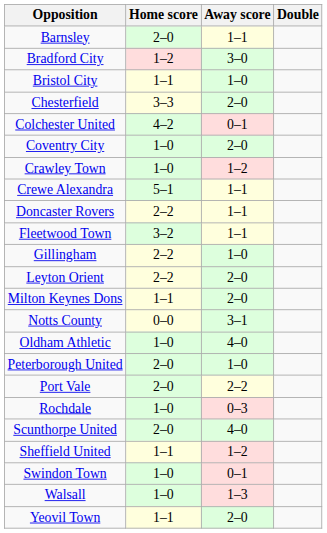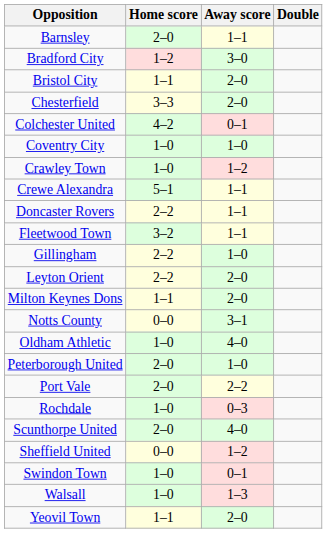(237, 80) 1–0 -> (237, 80) 2–0
(237, 146) 2–0 -> (237, 146) 1–0
(163, 451) 1–1 -> (163, 451) 0–0
